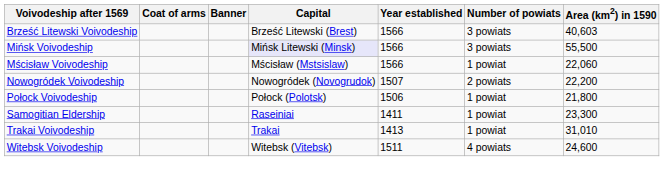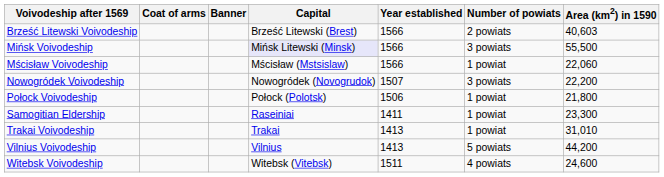(489, 32) 3 powiats -> (489, 32) 2 powiats
(489, 81) 2 powiats -> (489, 81) 3 powiats
+ row: (51, 147)
